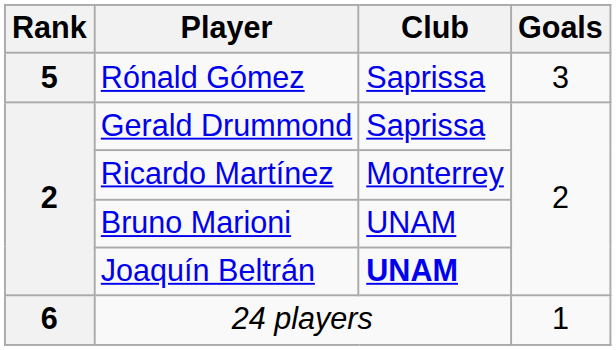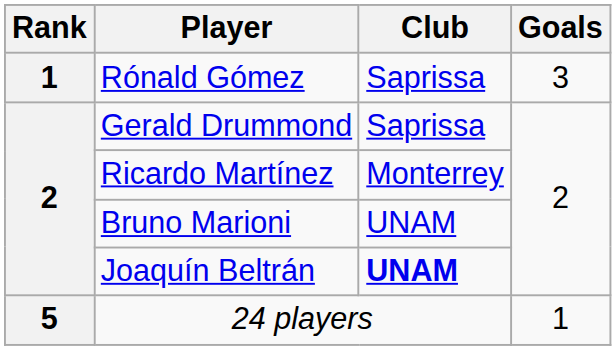(49, 77) 5 -> (49, 77) 1
(49, 319) 6 -> (49, 319) 5
